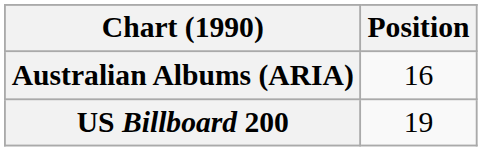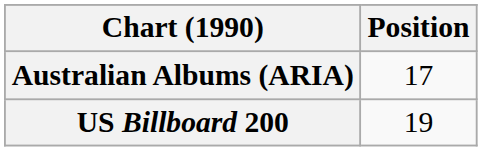(418, 74) 16 -> (418, 74) 17
